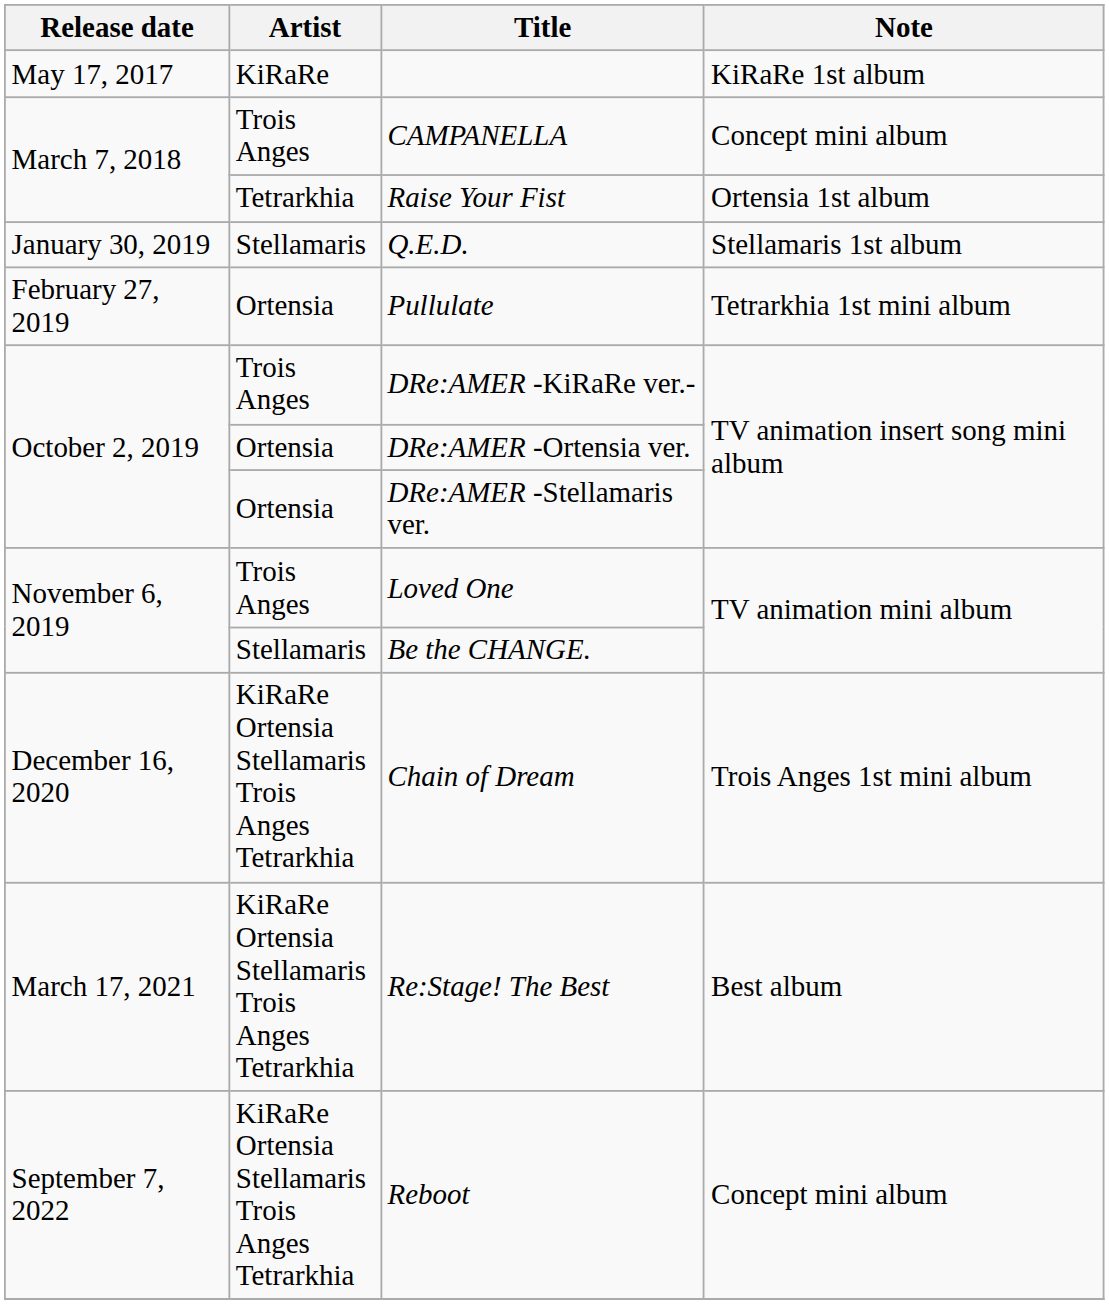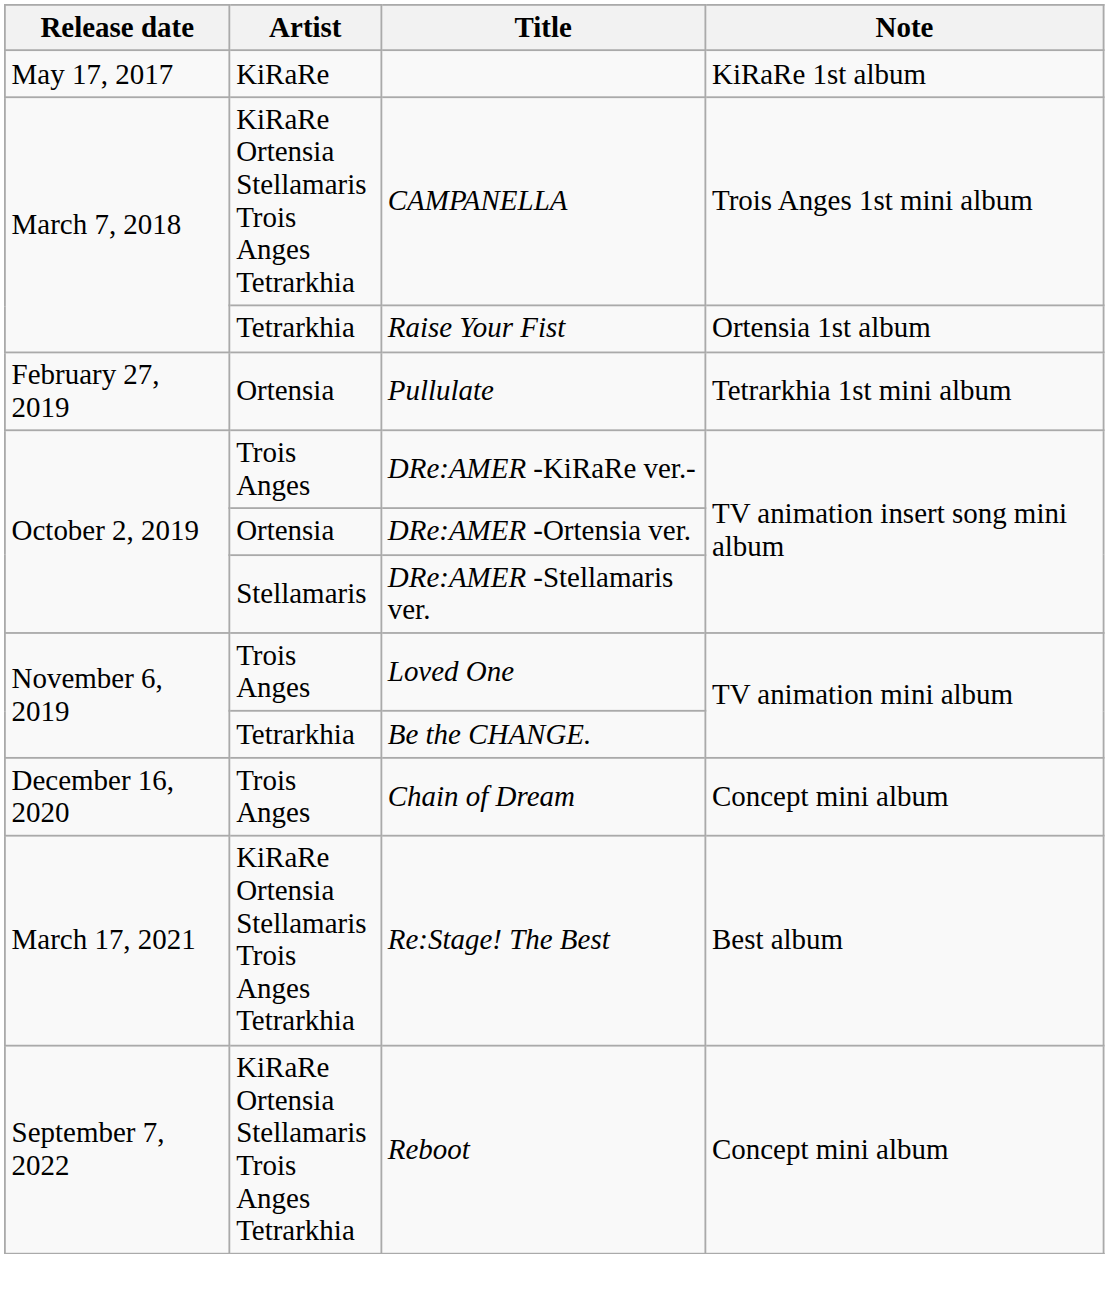(273, 135) Trois Anges -> (301, 200) KiRaRe Ortensia Stellamaris Trois Anges Tetrarkhia
(829, 135) Concept mini album -> (872, 200) Trois Anges 1st mini album
- row: (111, 243)
(285, 508) Ortensia -> (301, 593) Stellamaris
(301, 649) Stellamaris -> (295, 734) Tetrarkhia
(301, 777) KiRaRe Ortensia Stellamaris Trois Anges Tetrarkhia -> (273, 796) Trois Anges
(871, 777) Trois Anges 1st mini album -> (830, 796) Concept mini album
